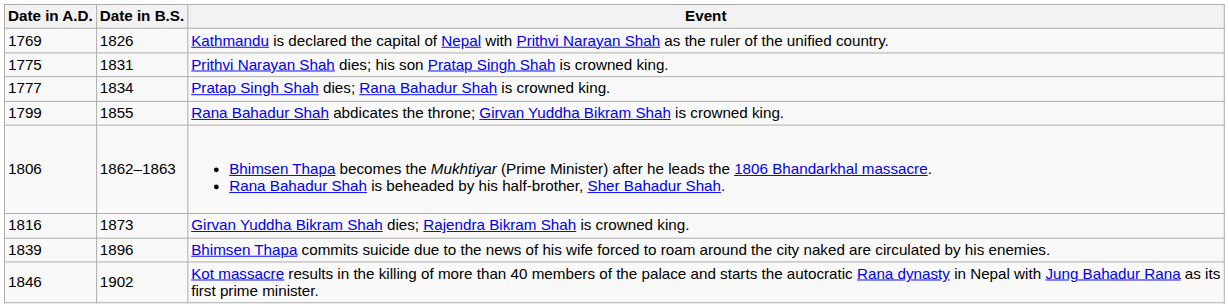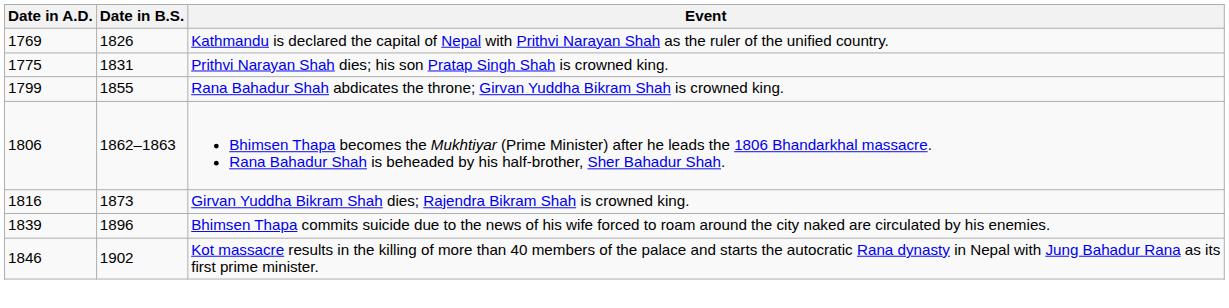- row: (401, 88)
